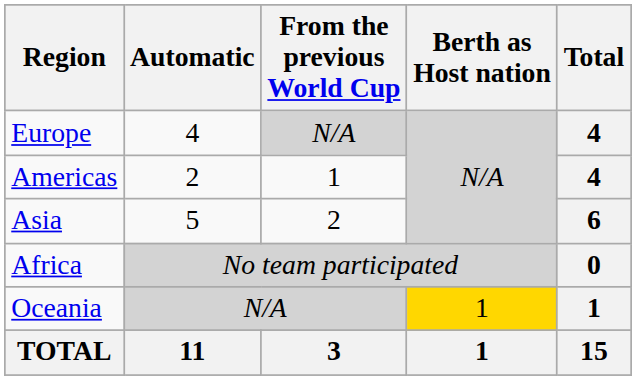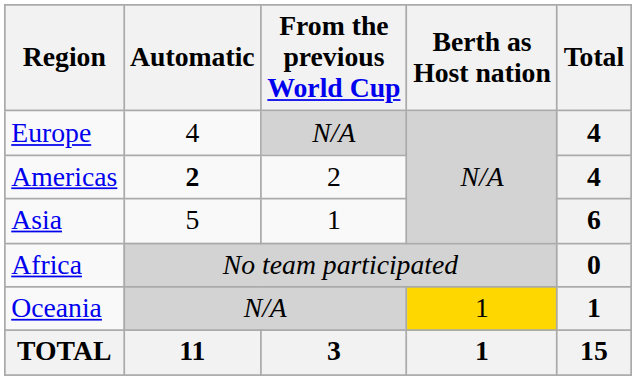(192, 176) normal -> (192, 176) bold
(334, 176) 1 -> (334, 176) 2
(334, 220) 2 -> (334, 220) 1
